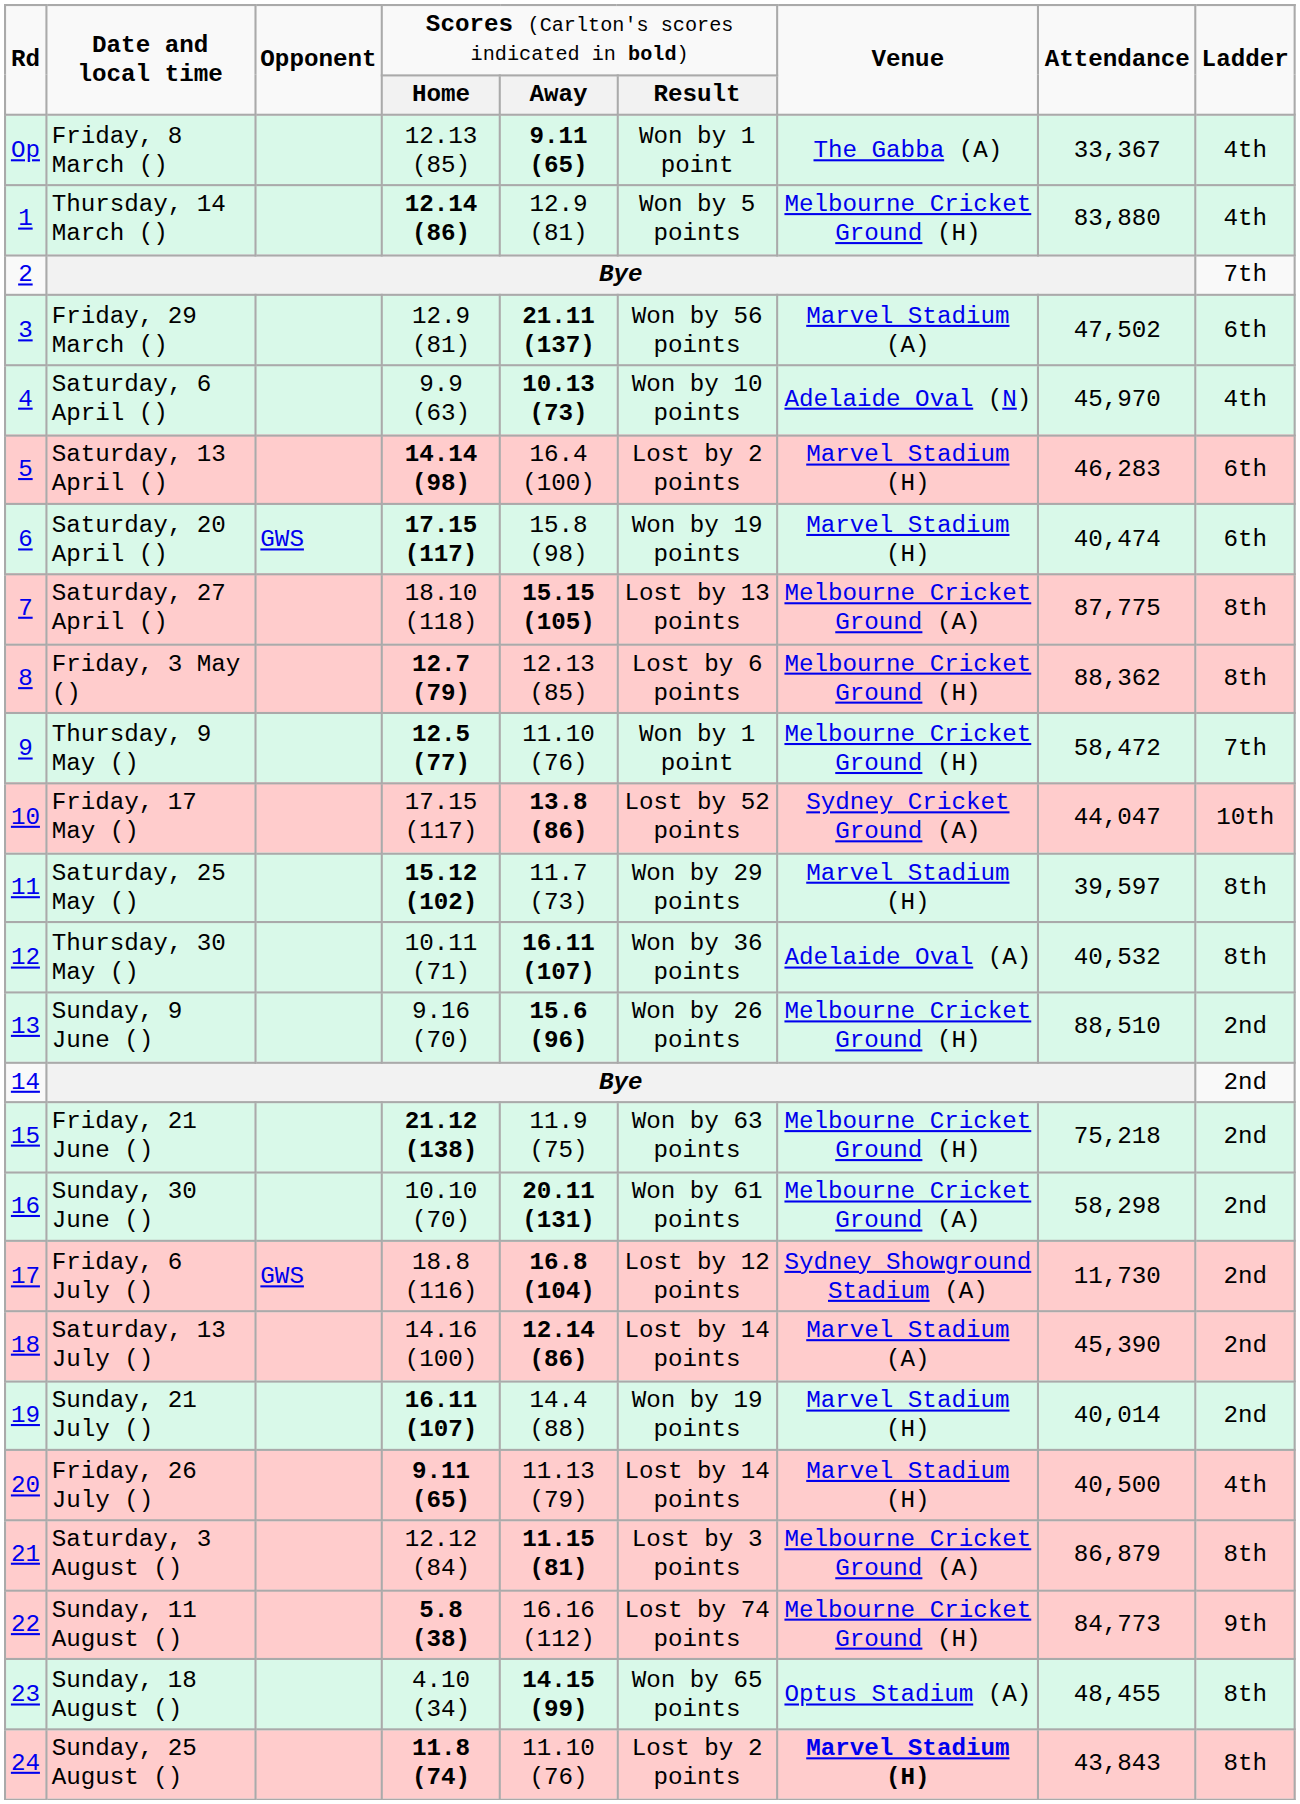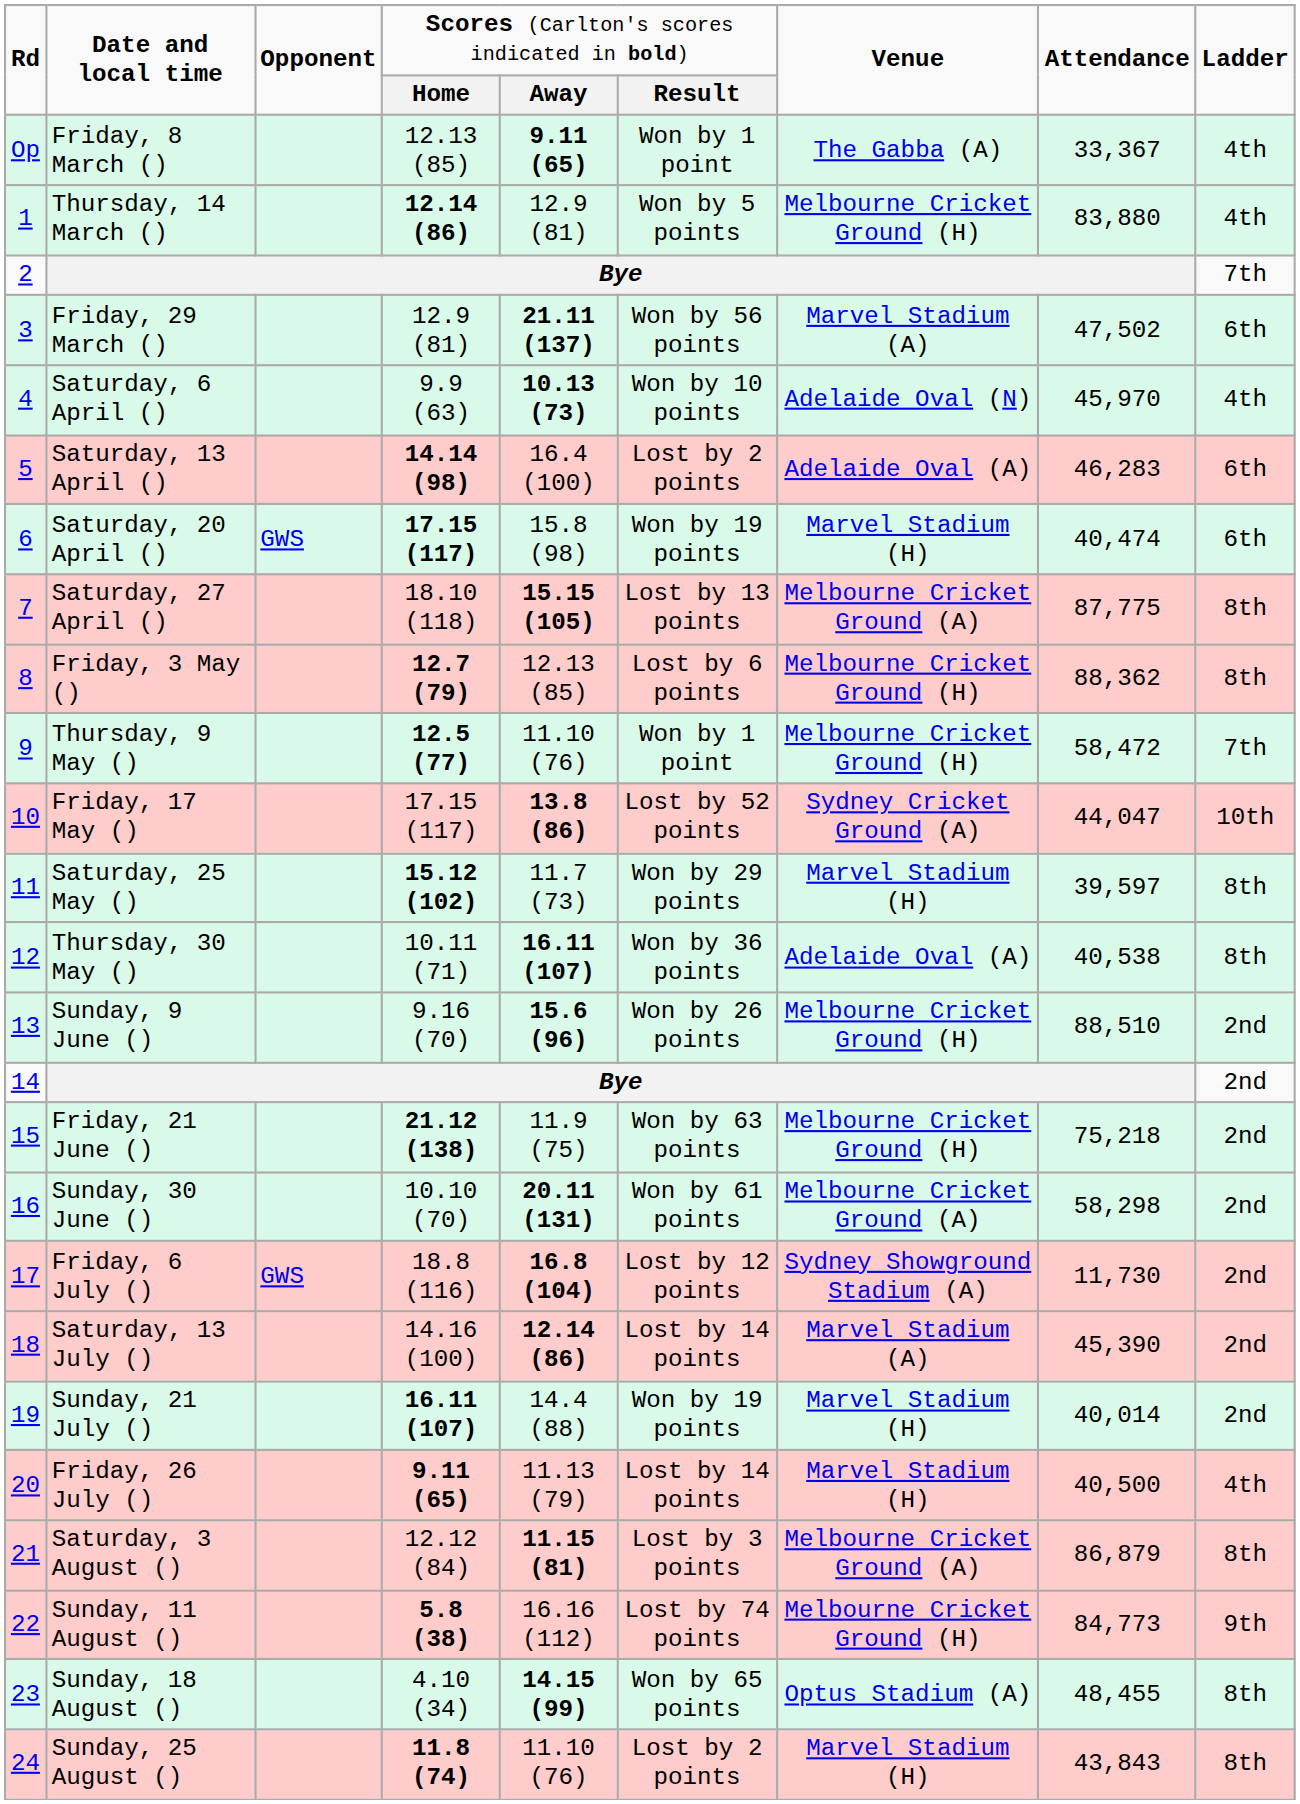(908, 469) Marvel Stadium (H) -> (908, 469) Adelaide Oval (A)
(1117, 957) 40,532 -> (1117, 957) 40,538
(908, 1764) bold -> (908, 1764) normal
